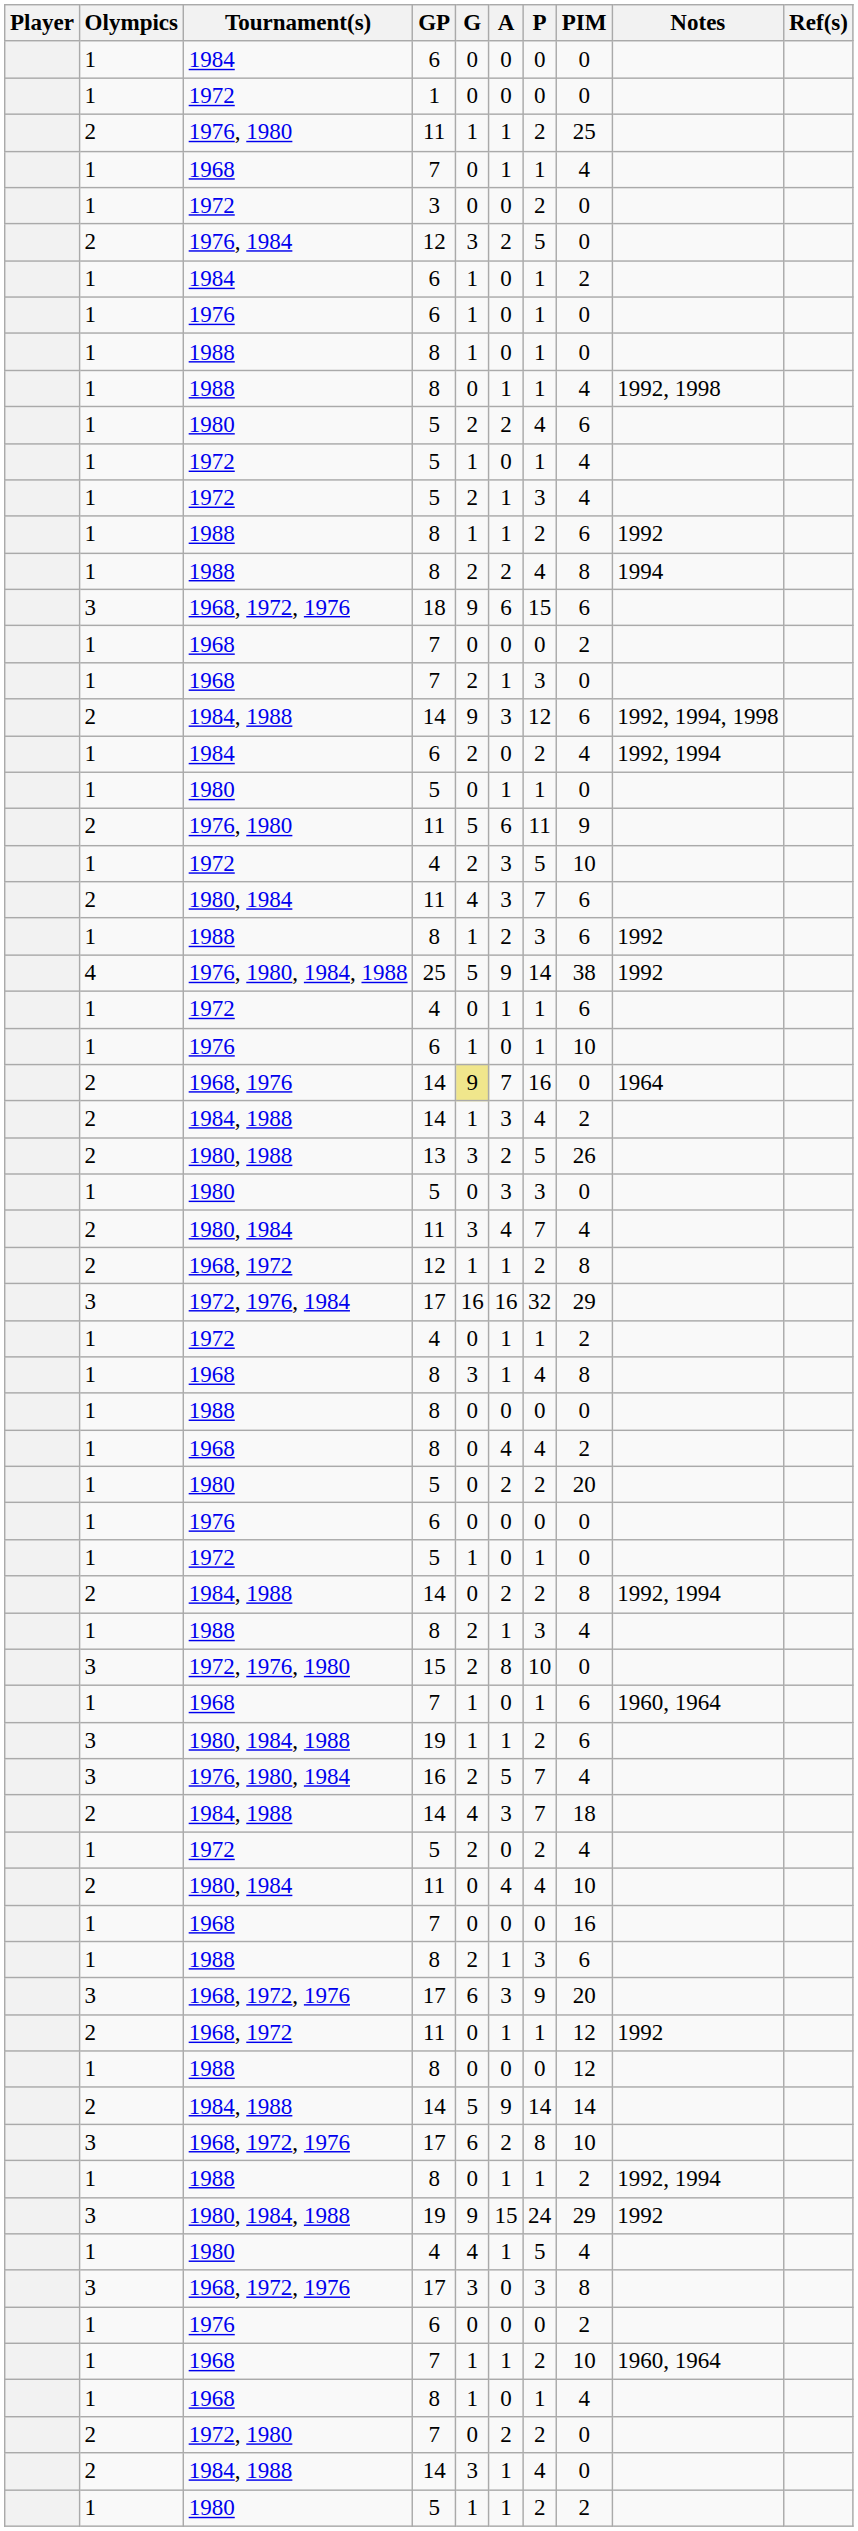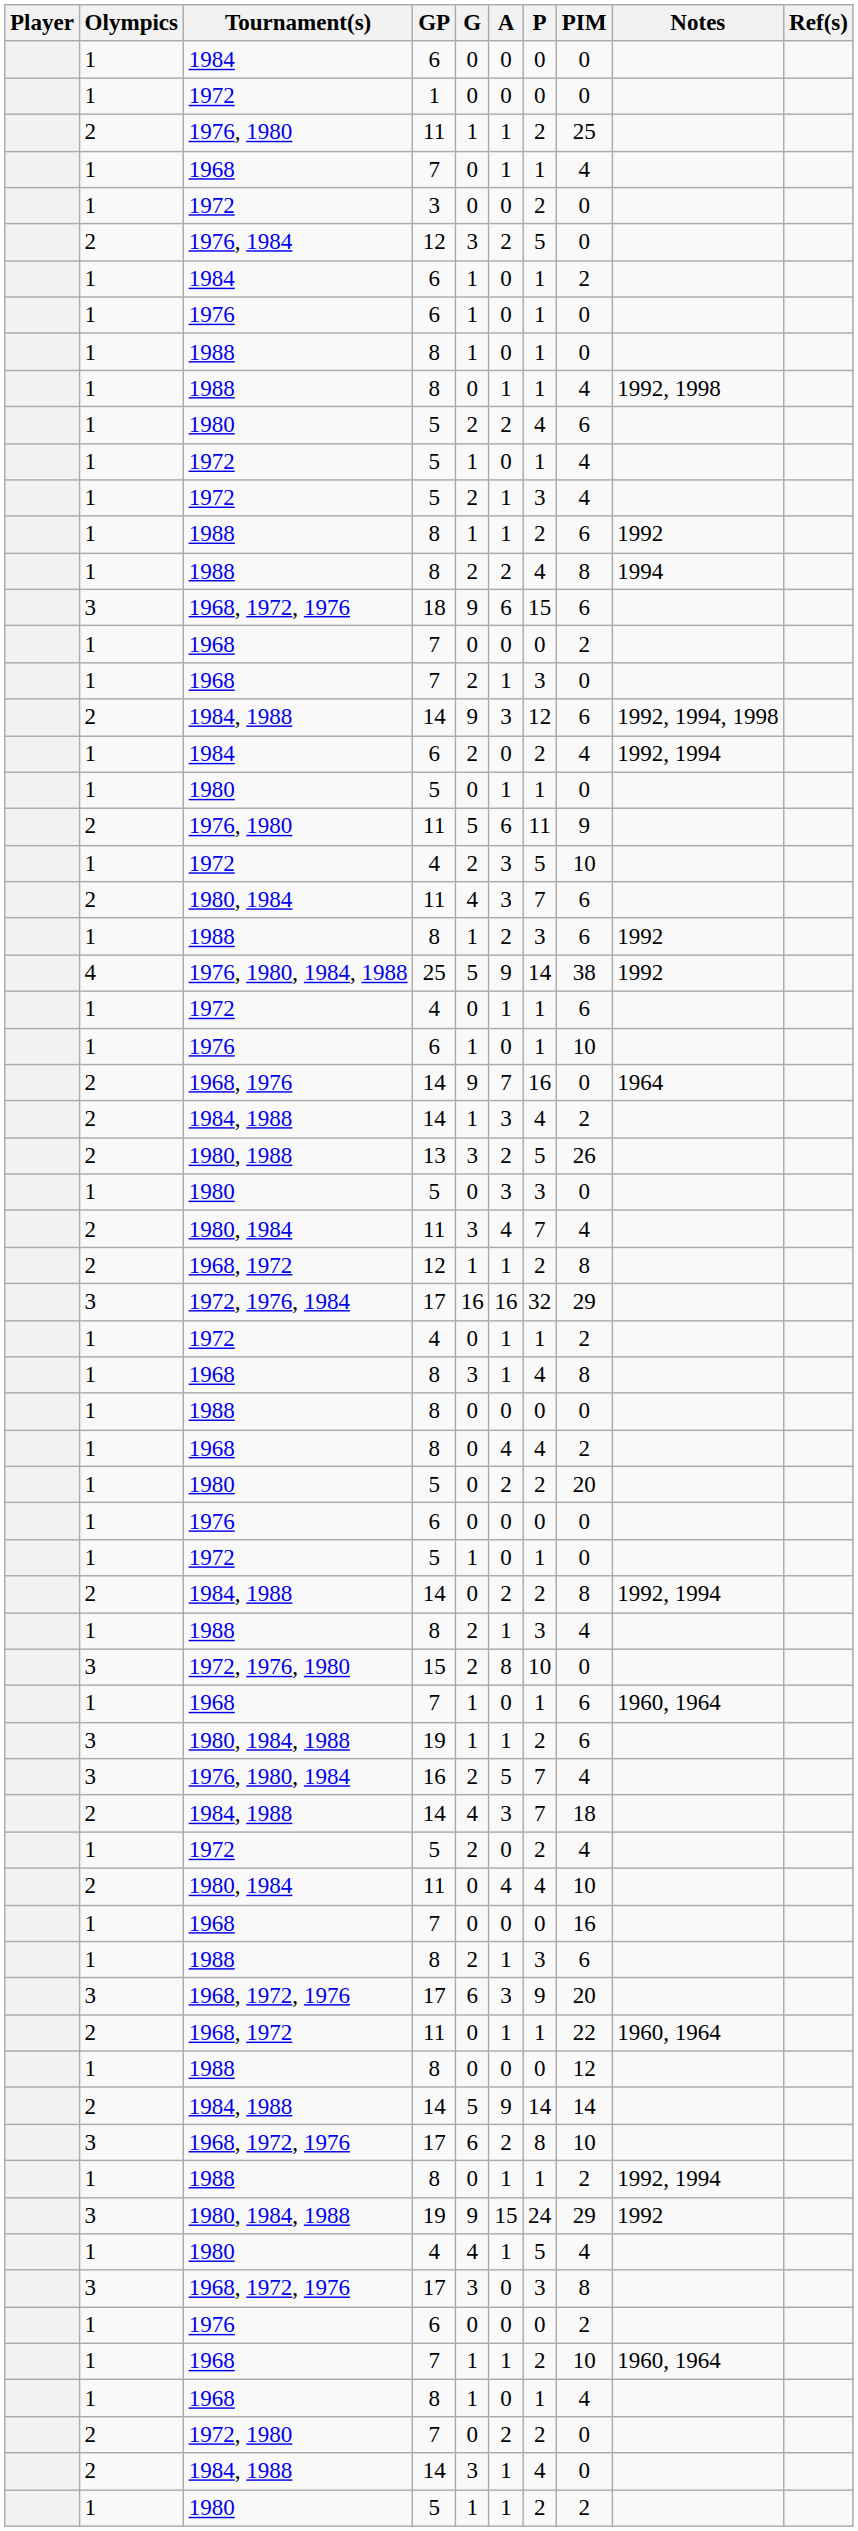(472, 1082) khaki background -> (472, 1082) no background
(584, 2032) 12 -> (584, 2032) 22
(640, 2032) 1992 -> (669, 2032) 1960, 1964
